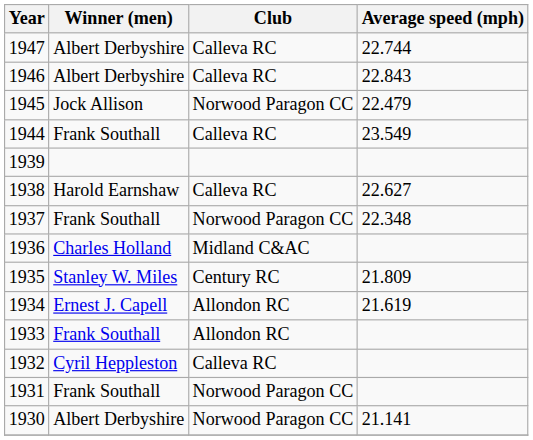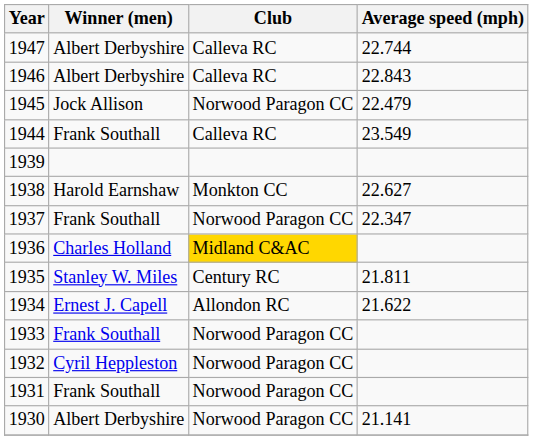(235, 190) Calleva RC -> (240, 190) Monkton CC
(387, 219) 22.348 -> (387, 219) 22.347
(251, 248) no background -> (251, 248) gold background
(387, 276) 21.809 -> (386, 276) 21.811
(387, 305) 21.619 -> (387, 305) 21.622
(241, 334) Allondon RC -> (273, 334) Norwood Paragon CC
(235, 362) Calleva RC -> (273, 362) Norwood Paragon CC
